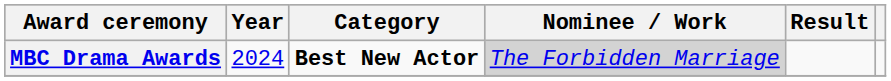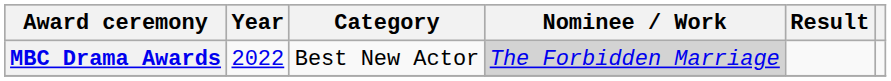(258, 59) 2024 -> (258, 59) 2022
(387, 59) bold -> (387, 59) normal
